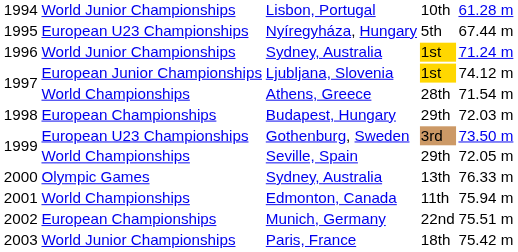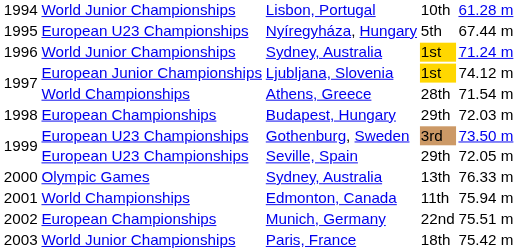(116, 156) World Championships -> (145, 156) European U23 Championships
